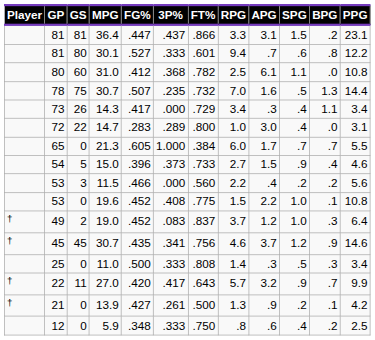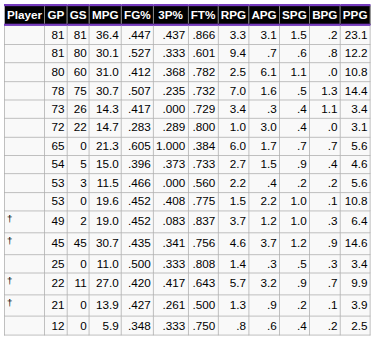(359, 146) 5.5 -> (359, 146) 5.6
(359, 305) 4.2 -> (359, 305) 3.9
